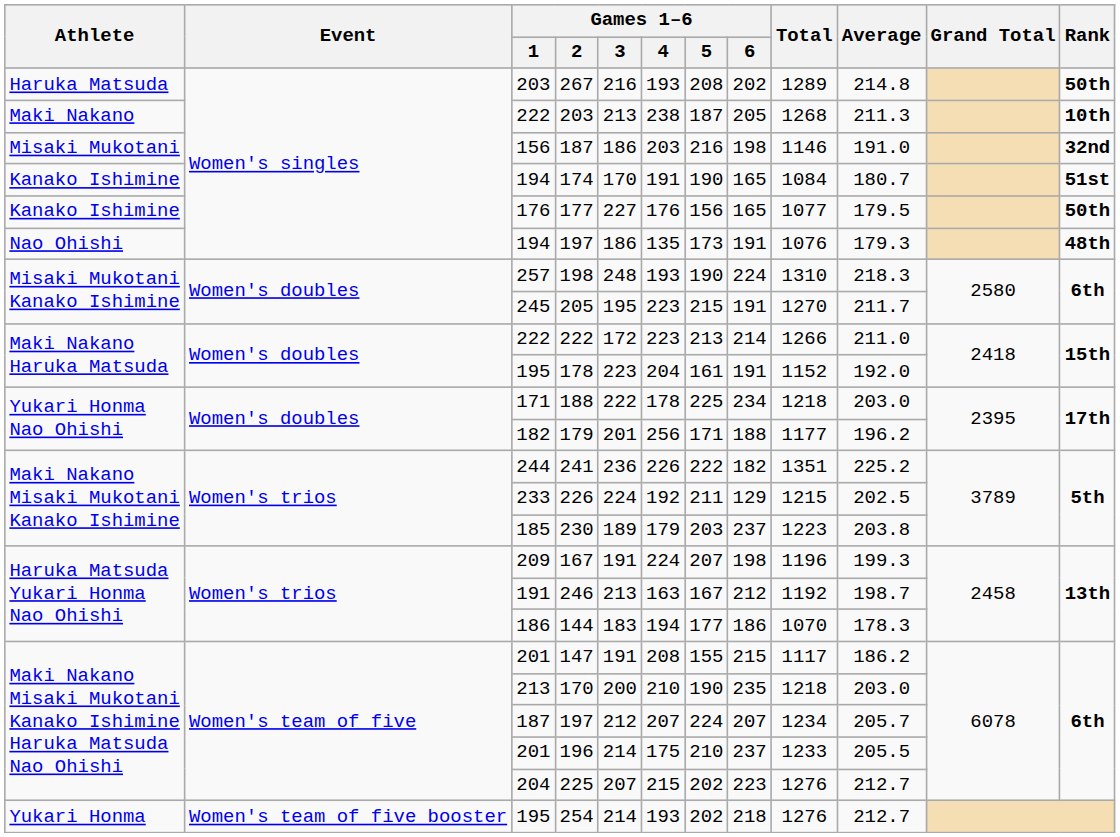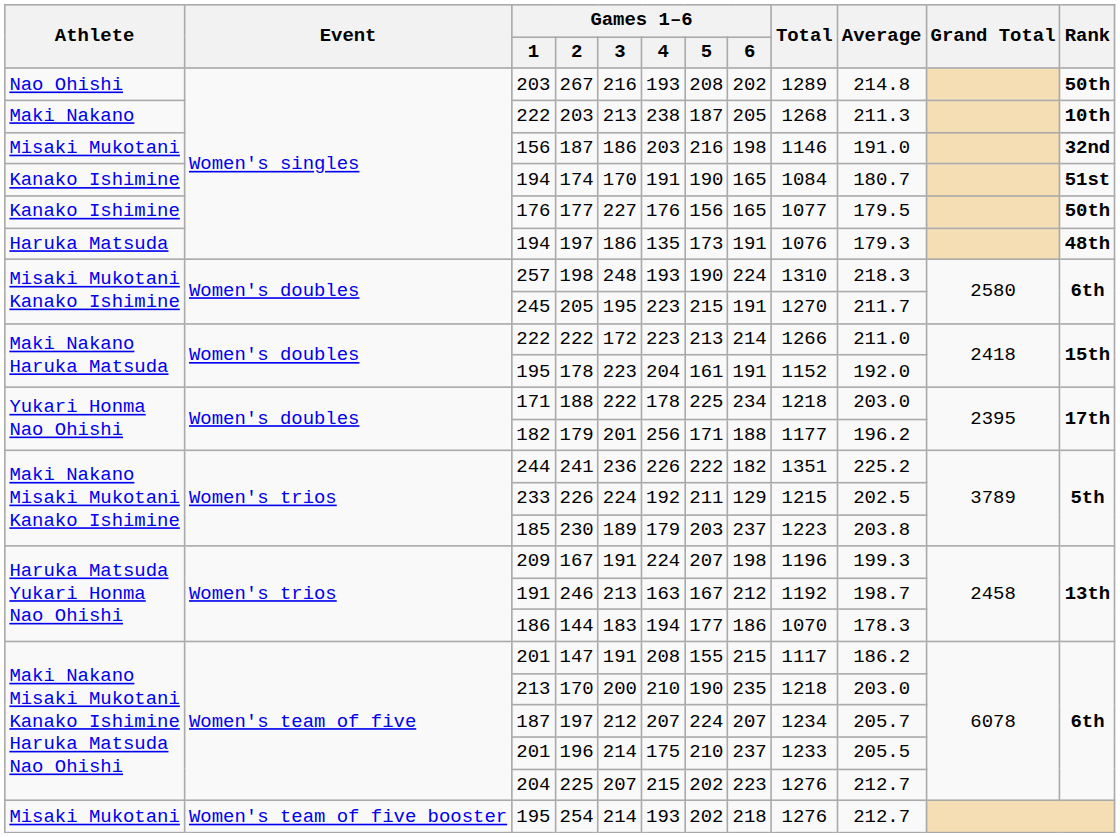(89, 84) Haruka Matsuda -> (66, 84) Nao Ohishi
(66, 243) Nao Ohishi -> (89, 243) Haruka Matsuda
(78, 816) Yukari Honma -> (95, 816) Misaki Mukotani
